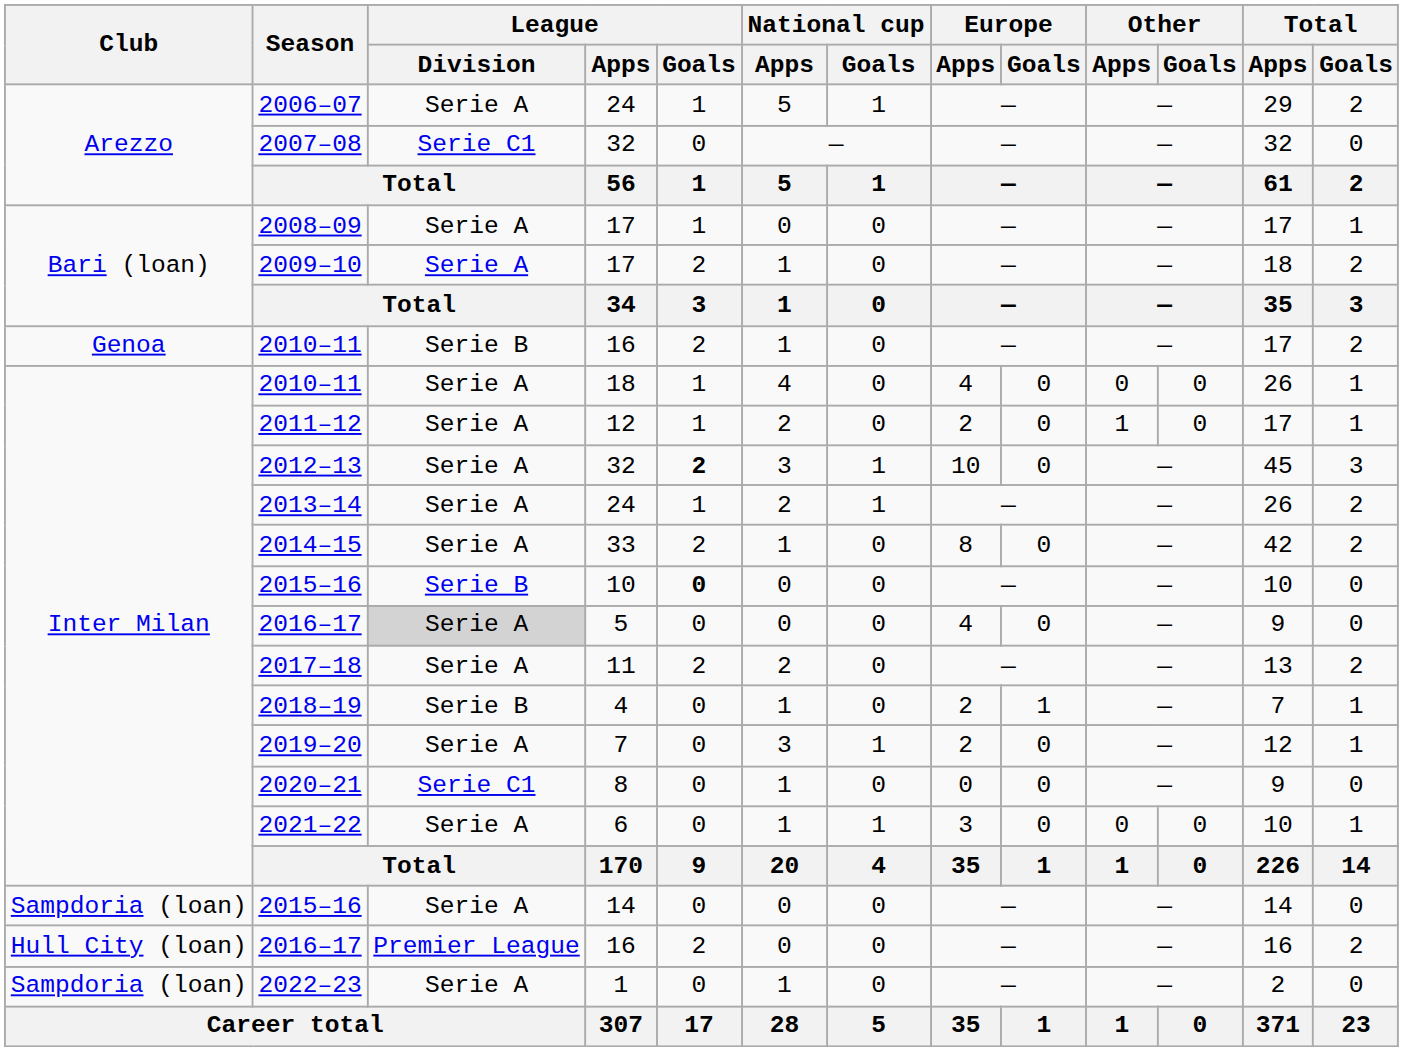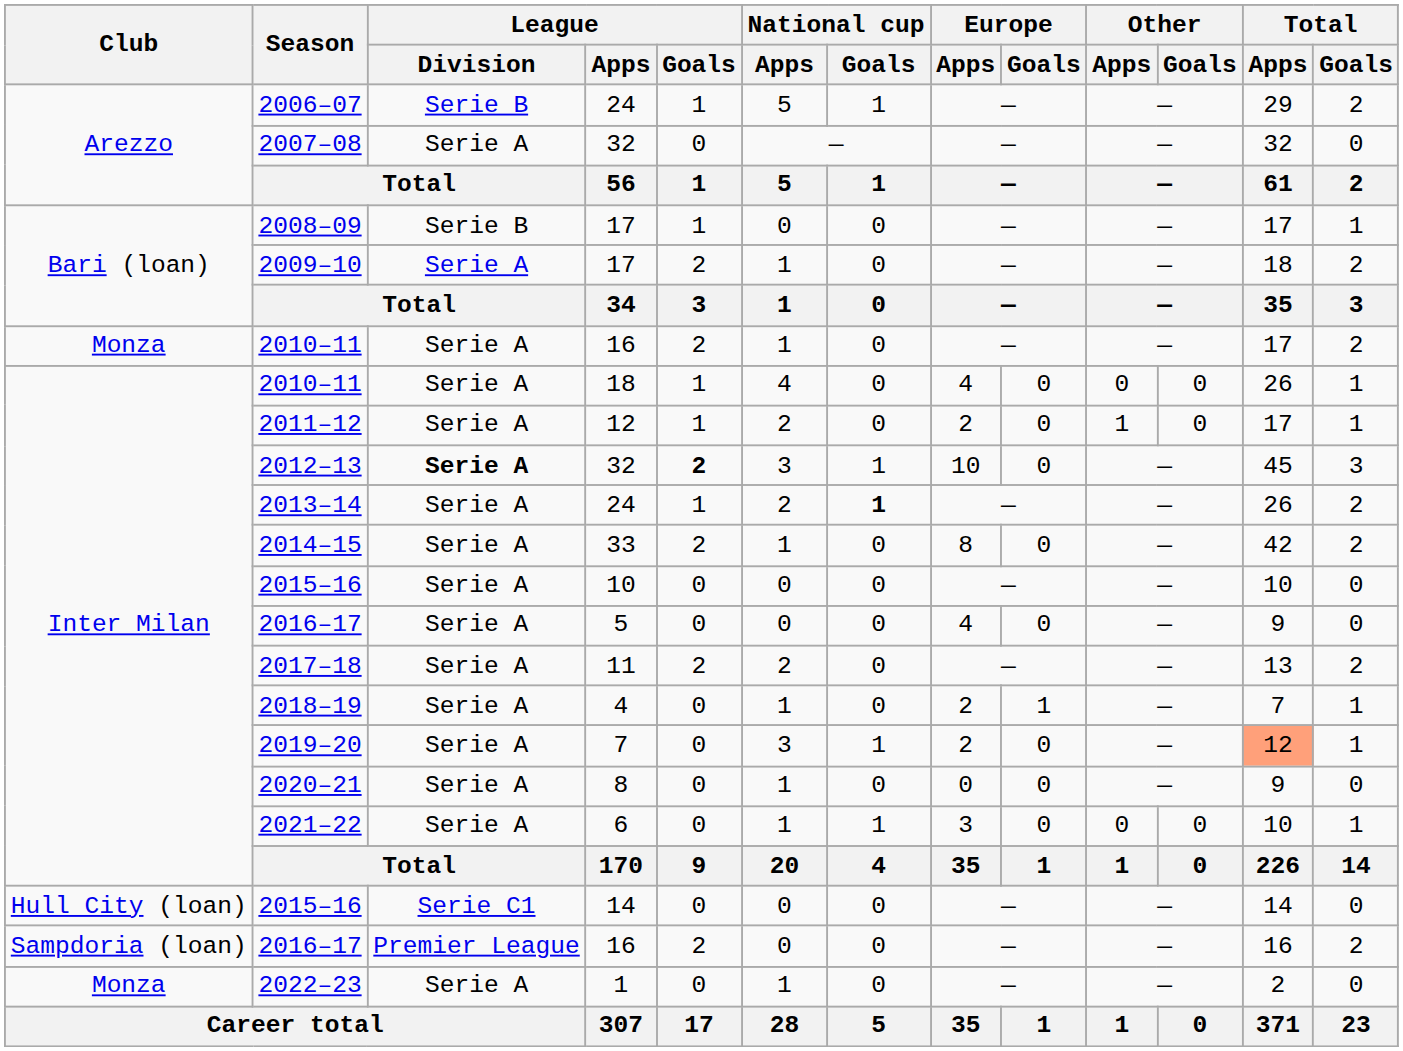(477, 105) Serie A -> (477, 105) Serie B
(477, 145) Serie C1 -> (477, 145) Serie A
(477, 225) Serie A -> (477, 225) Serie B
(129, 345) Genoa -> (129, 345) Monza
(477, 345) Serie B -> (477, 345) Serie A
(477, 465) normal -> (477, 465) bold
(879, 505) normal -> (879, 505) bold
(477, 586) Serie B -> (477, 586) Serie A
(699, 586) bold -> (699, 586) normal
(477, 626) lightgrey background -> (477, 626) no background
(477, 706) Serie B -> (477, 706) Serie A
(1278, 746) no background -> (1278, 746) lightsalmon background
(477, 786) Serie C1 -> (477, 786) Serie A
(129, 906) Sampdoria (loan) -> (129, 906) Hull City (loan)
(477, 906) Serie A -> (477, 906) Serie C1
(129, 946) Hull City (loan) -> (129, 946) Sampdoria (loan)
(129, 986) Sampdoria (loan) -> (129, 986) Monza
